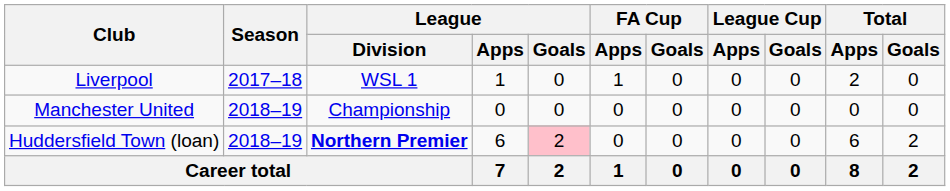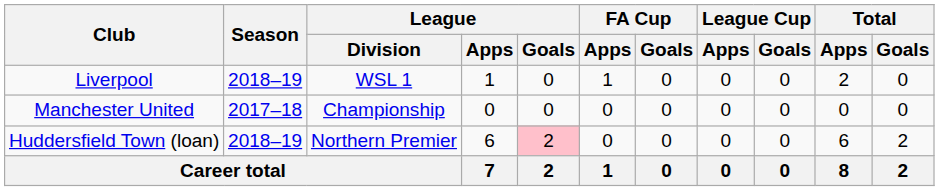(265, 79) 2017–18 -> (265, 79) 2018–19
(265, 110) 2018–19 -> (265, 110) 2017–18
(389, 140) bold -> (384, 140) normal
